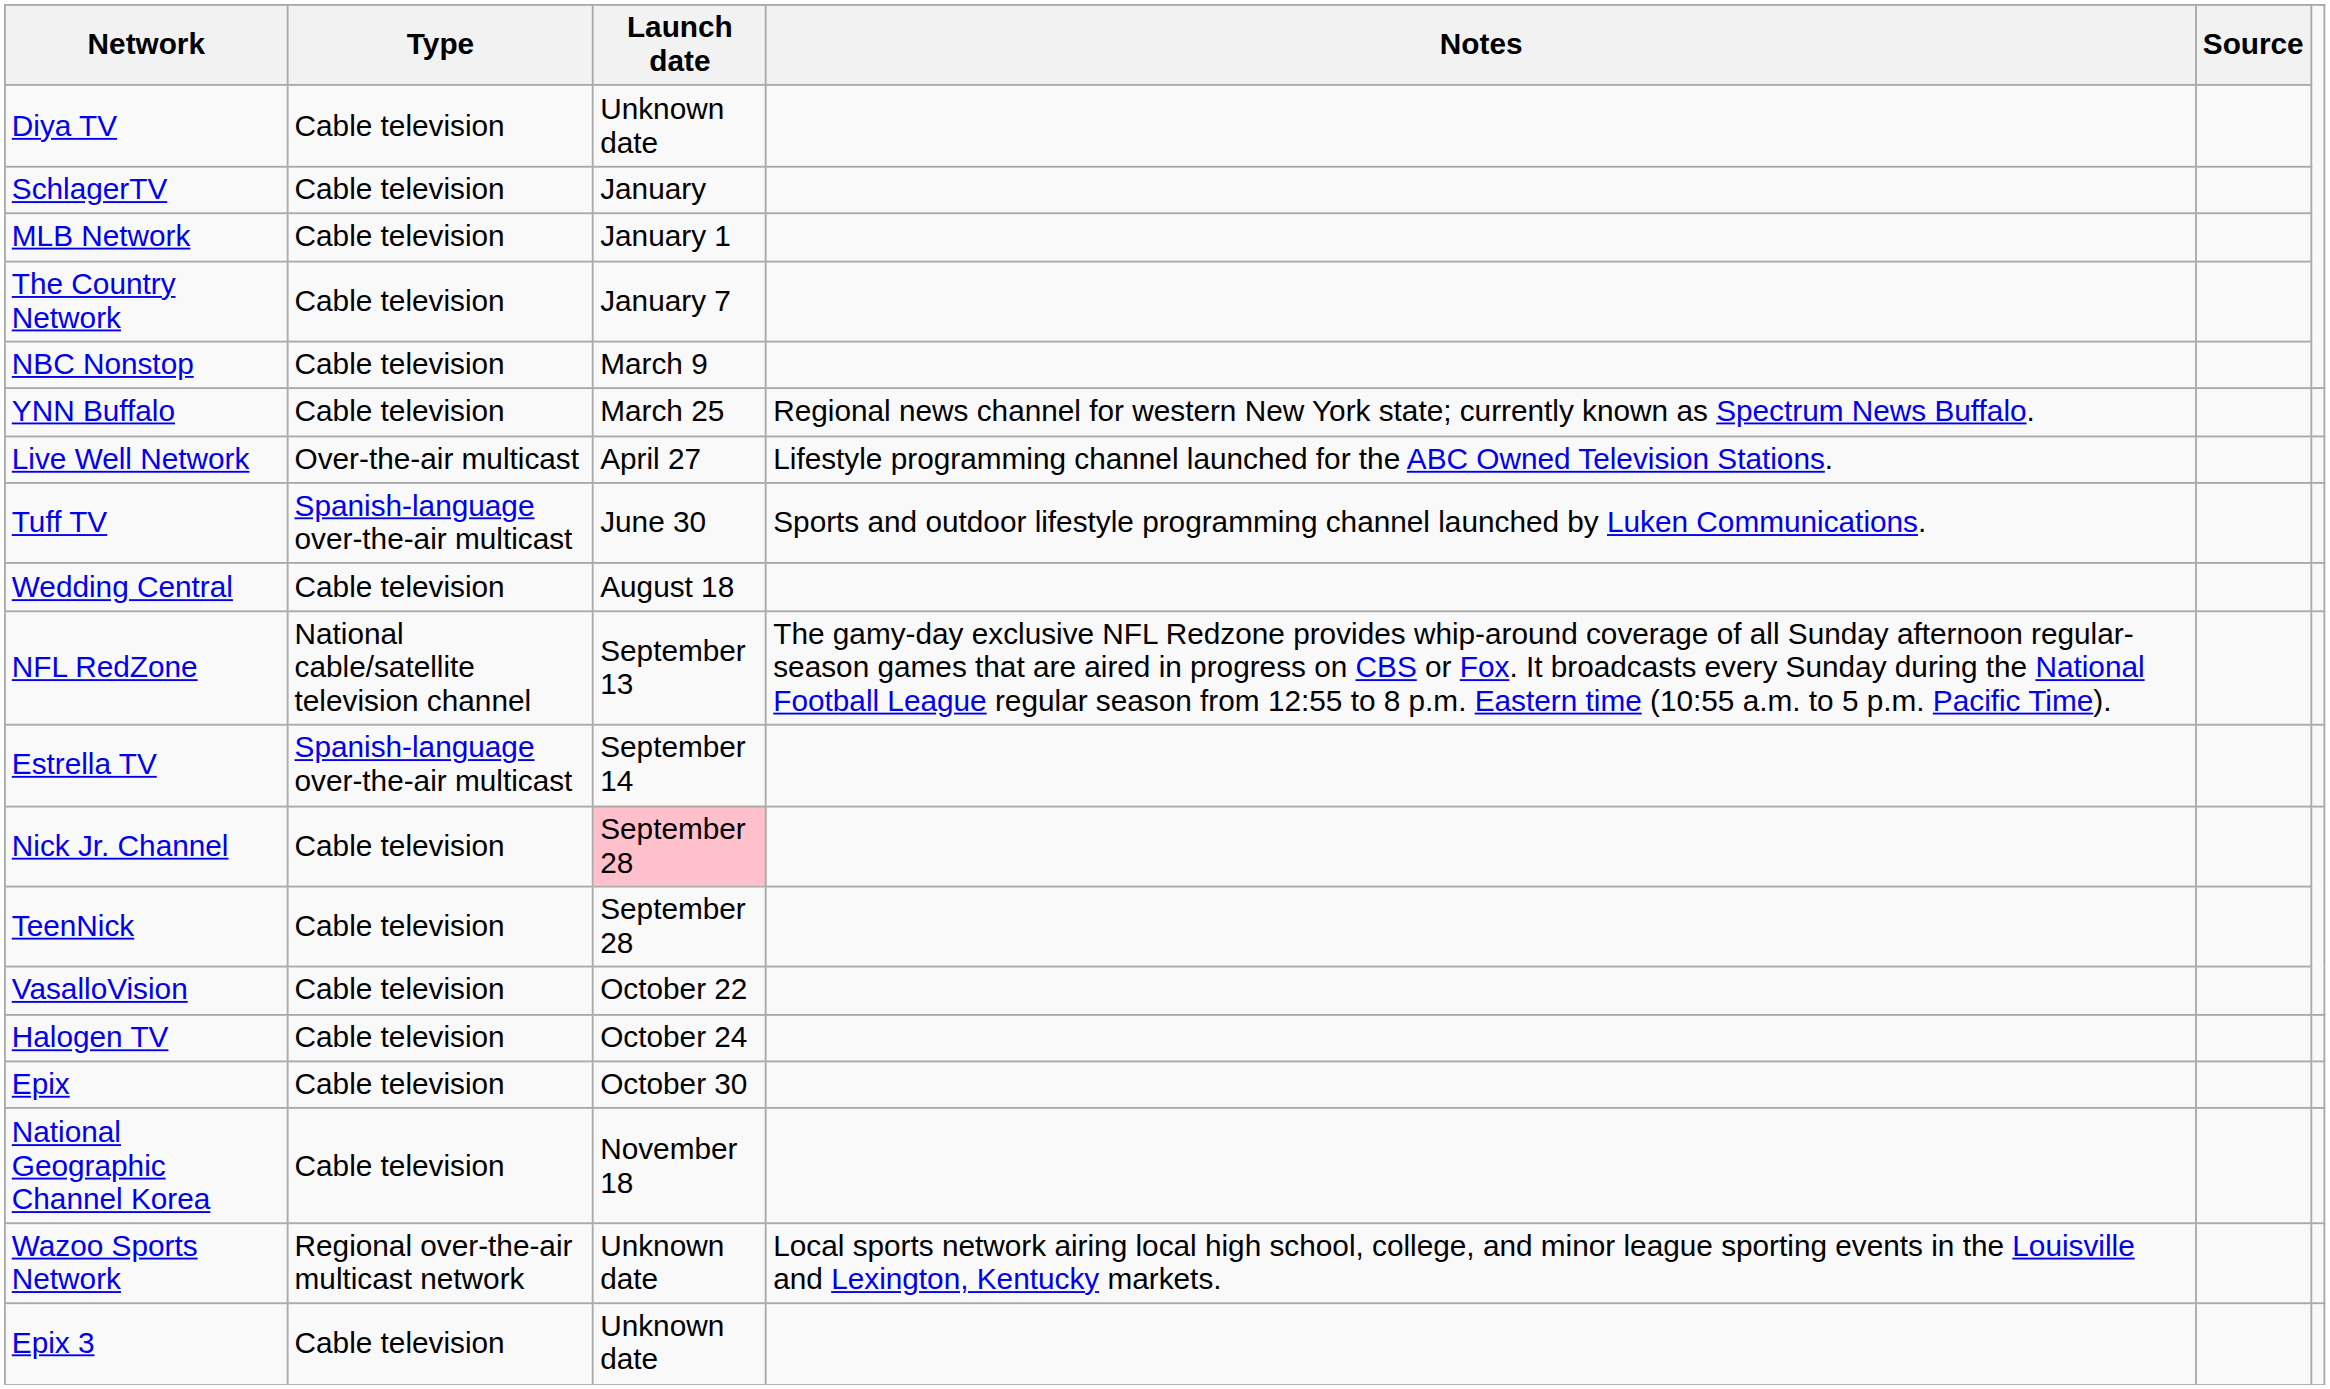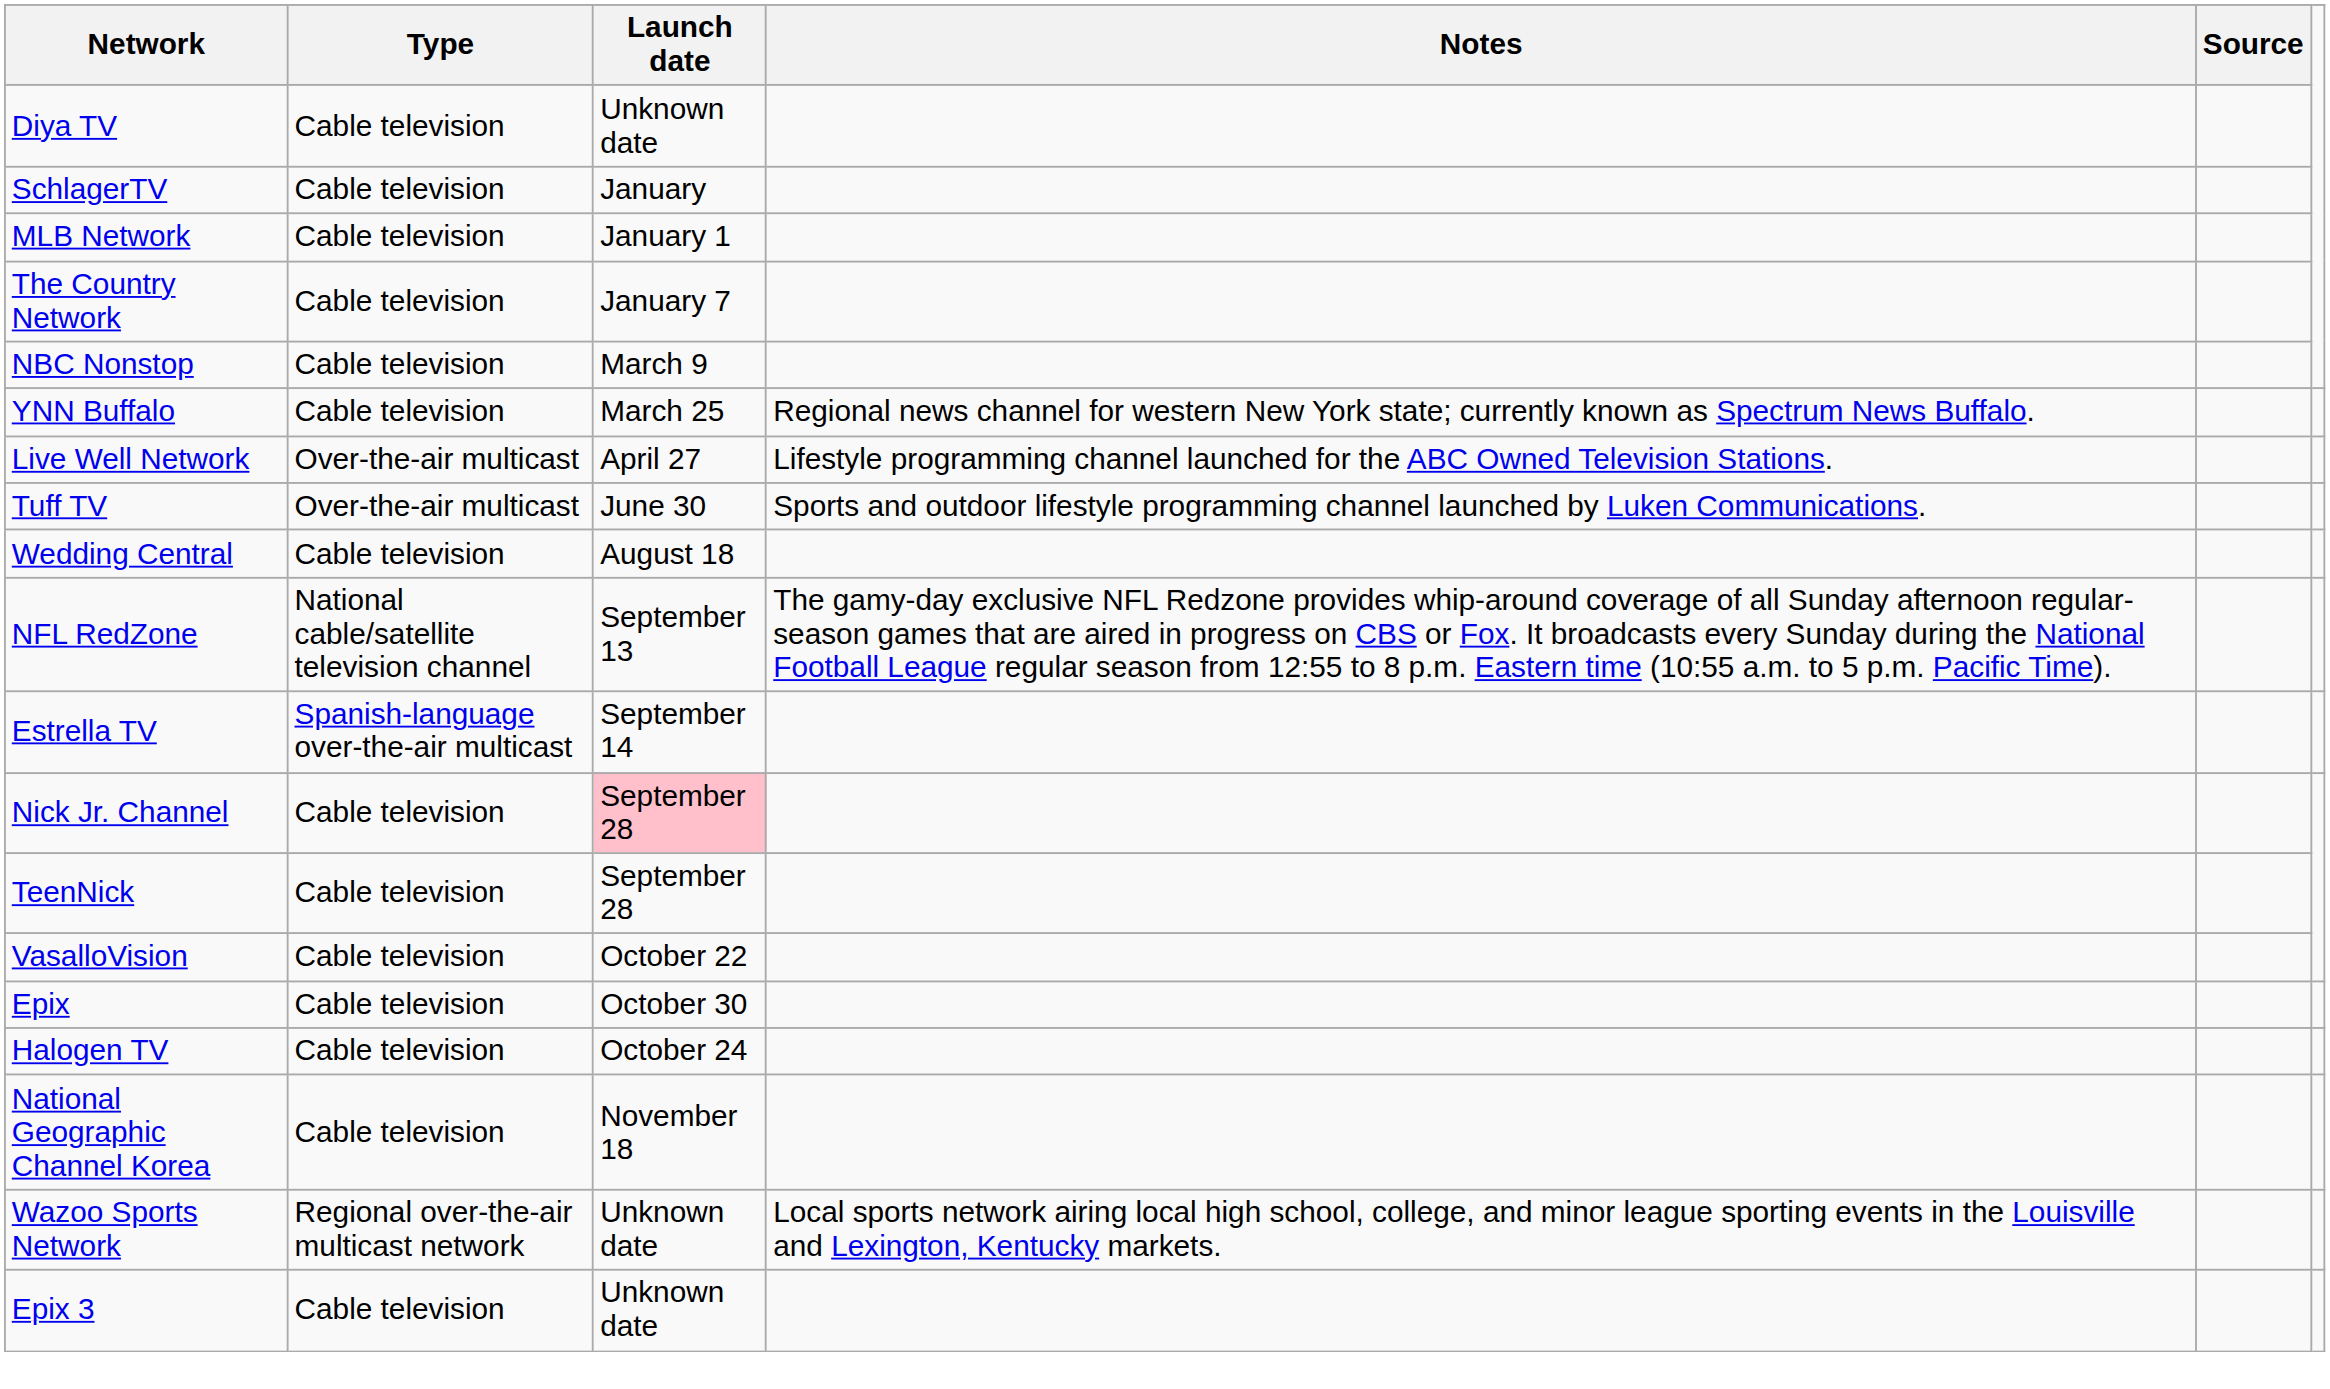(433, 522) Spanish-language over-the-air multicast -> (437, 506) Over-the-air multicast
rows swapped: (90, 1037) <-> (41, 1084)
